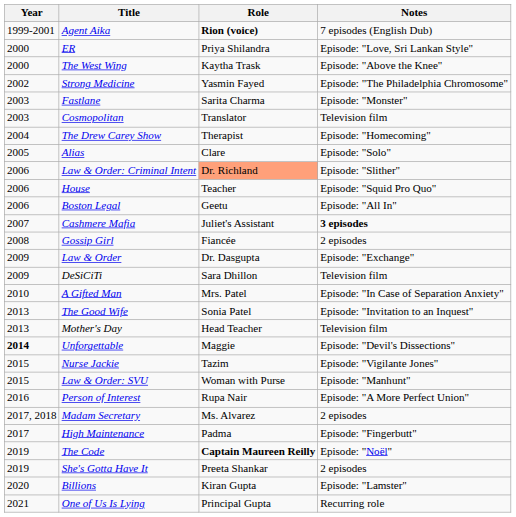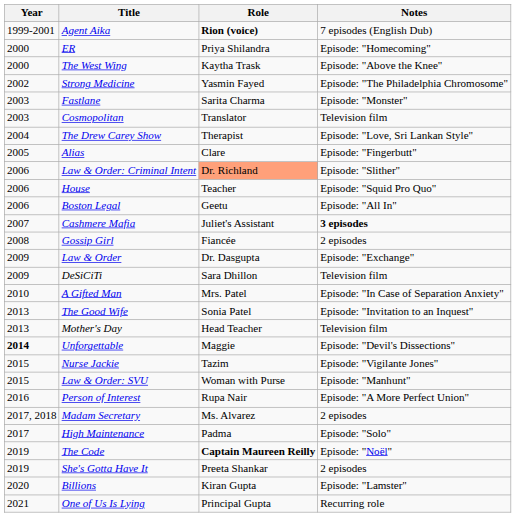(397, 48) Episode: "Love, Sri Lankan Style" -> (375, 48) Episode: "Homecoming"
(375, 135) Episode: "Homecoming" -> (397, 135) Episode: "Love, Sri Lankan Style"
(356, 153) Episode: "Solo" -> (368, 153) Episode: "Fingerbutt"
(368, 433) Episode: "Fingerbutt" -> (356, 433) Episode: "Solo"
